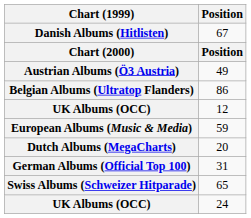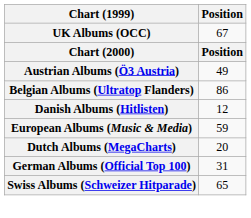(102, 33) Danish Albums (Hitlisten) -> (102, 33) UK Albums (OCC)
(102, 109) UK Albums (OCC) -> (102, 109) Danish Albums (Hitlisten)
- row: (222, 204)
